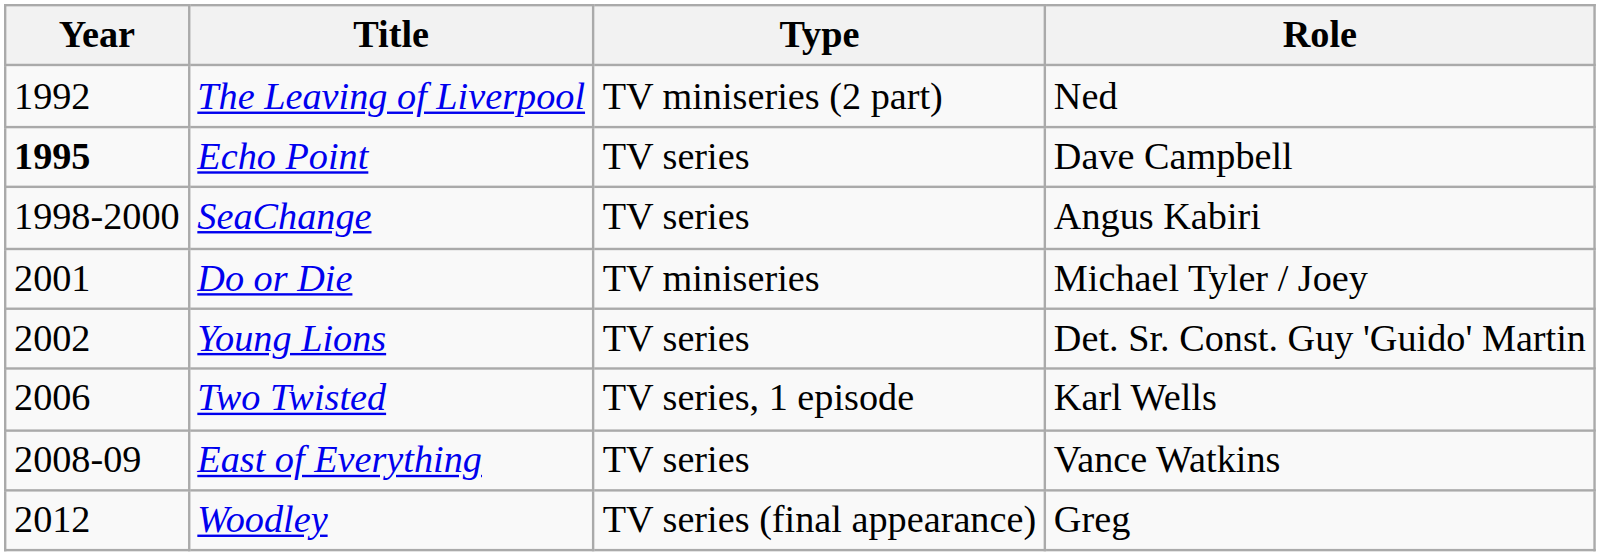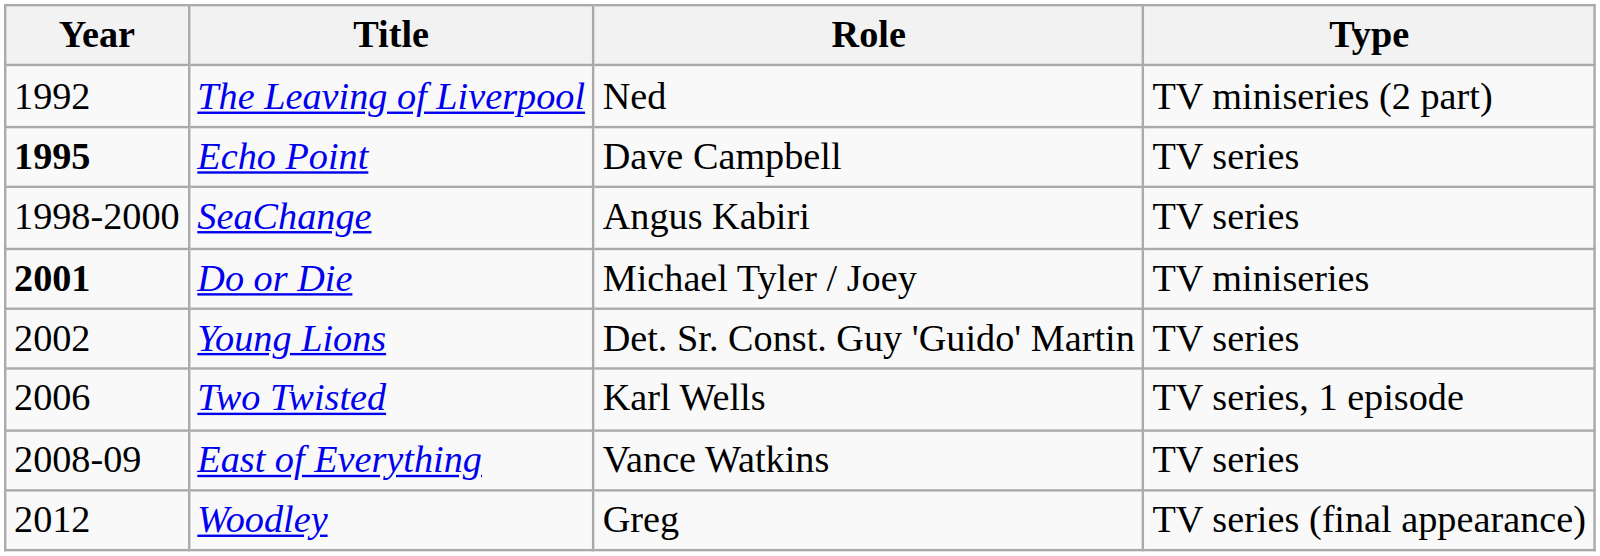columns swapped: (1320, 34) <-> (819, 34)
(52, 277) normal -> (52, 277) bold
